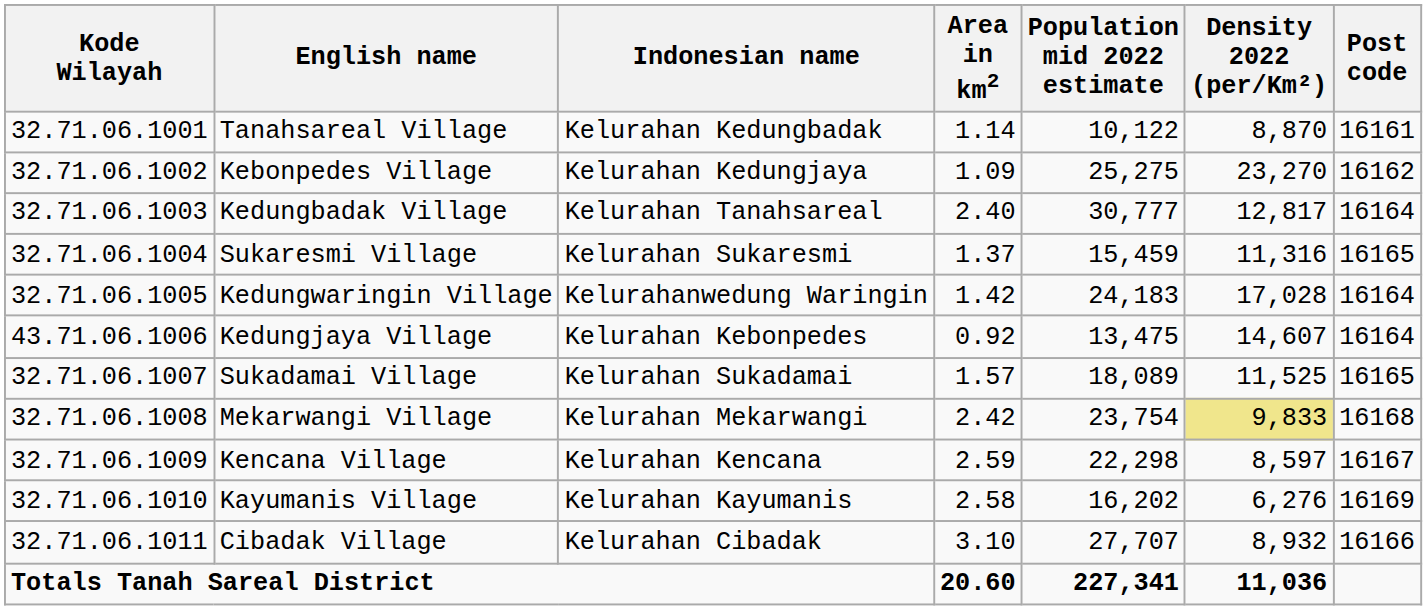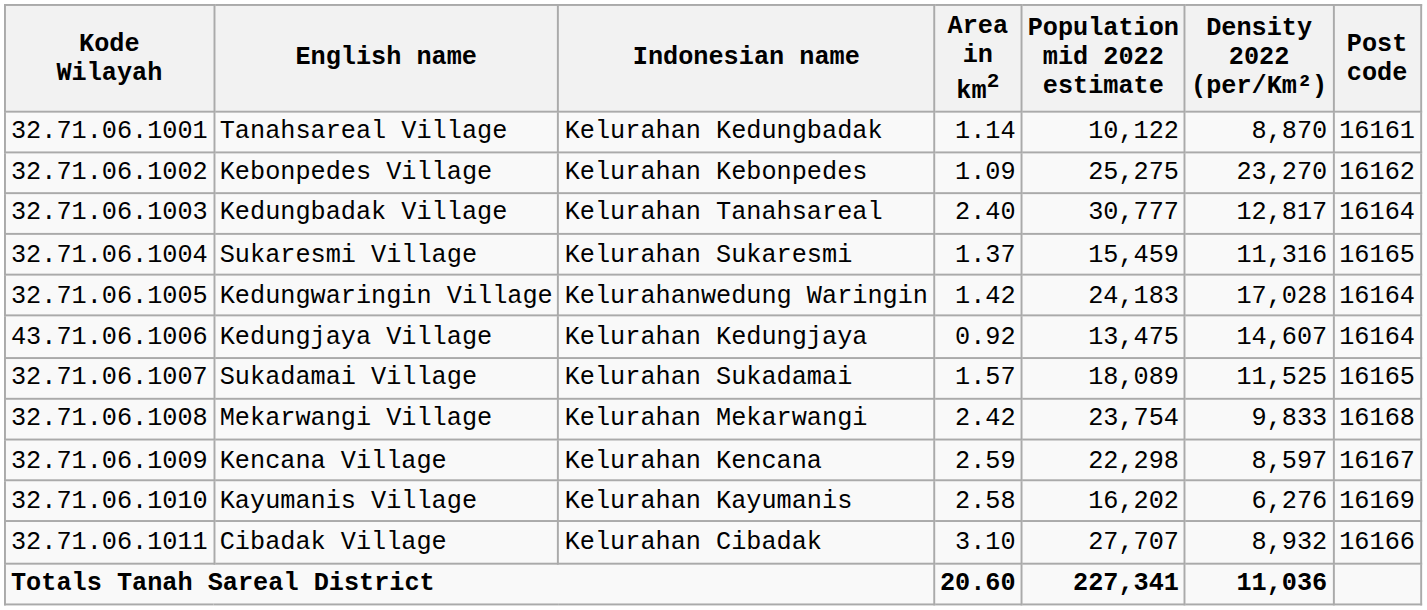(716, 172) Kelurahan Kedungjaya -> (716, 172) Kelurahan Kebonpedes
(716, 337) Kelurahan Kebonpedes -> (716, 337) Kelurahan Kedungjaya
(1289, 419) khaki background -> (1289, 419) no background
